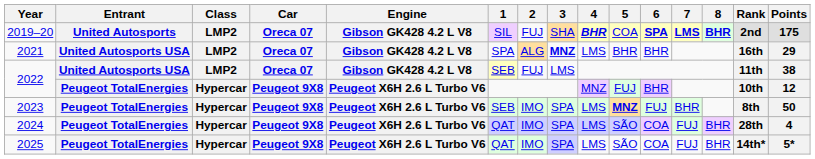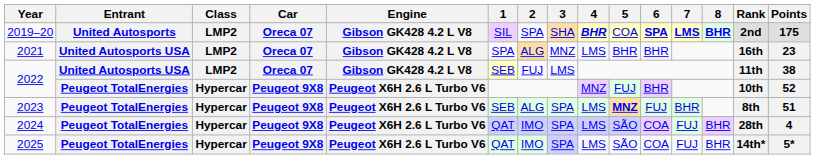(532, 32) FUJ -> (532, 32) SPA
(563, 51) bold -> (563, 51) normal
(789, 51) 29 -> (789, 51) 23
(789, 88) 12 -> (789, 88) 52
(532, 107) IMO -> (532, 107) ALG
(789, 107) 50 -> (789, 107) 51
